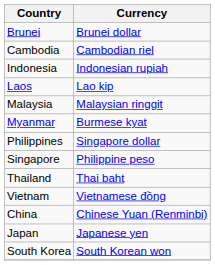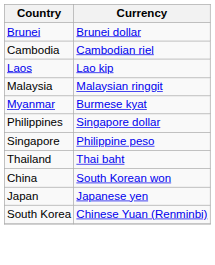- row: (32, 68)
- row: (28, 196)
(142, 214) Chinese Yuan (Renminbi) -> (124, 178) South Korean won
(124, 251) South Korean won -> (142, 214) Chinese Yuan (Renminbi)
